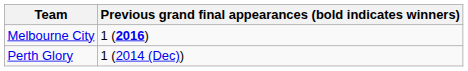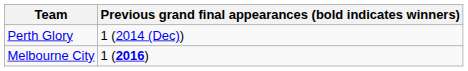rows swapped: (51, 35) <-> (40, 55)
